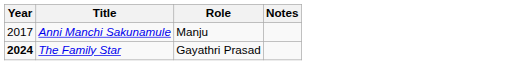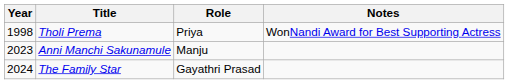+ row: (70, 32)
(20, 32) 2017 -> (20, 50) 2023
(20, 50) bold -> (20, 69) normal
